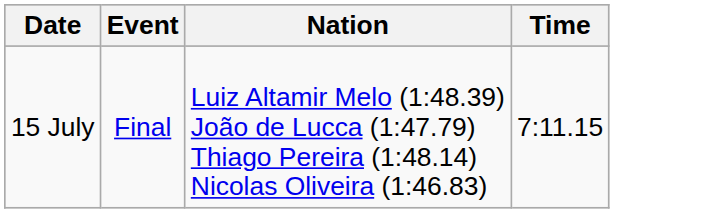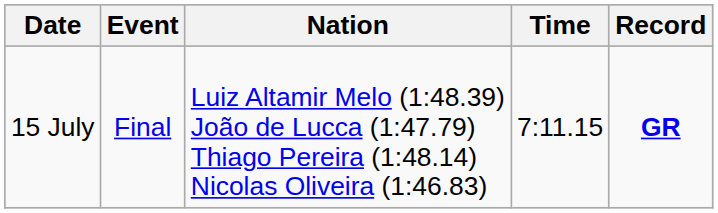+ column: (661, 25)
